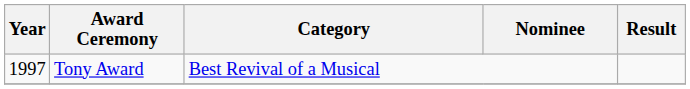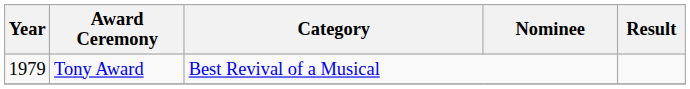(27, 68) 1997 -> (27, 68) 1979
